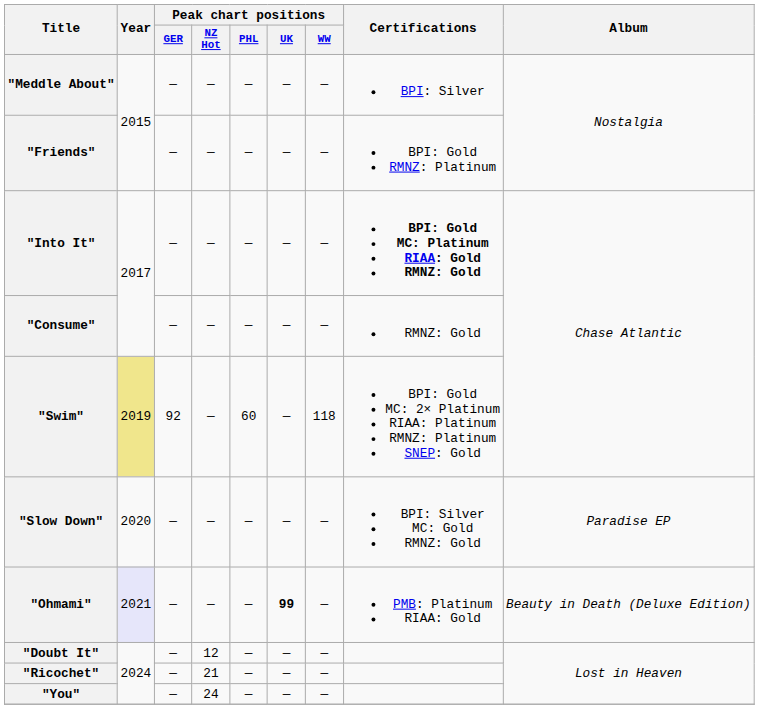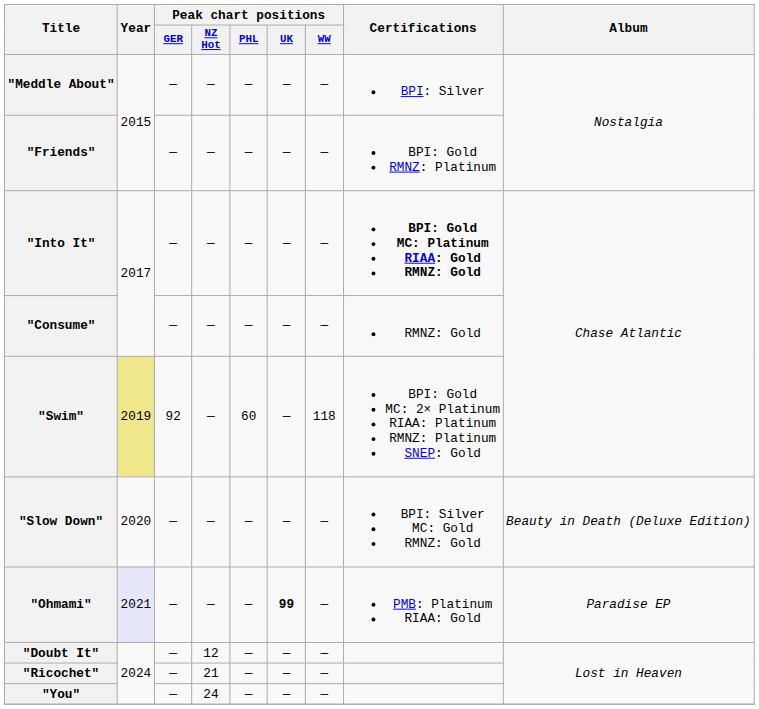(628, 522) Paradise EP -> (628, 522) Beauty in Death (Deluxe Edition)
(628, 605) Beauty in Death (Deluxe Edition) -> (628, 605) Paradise EP
